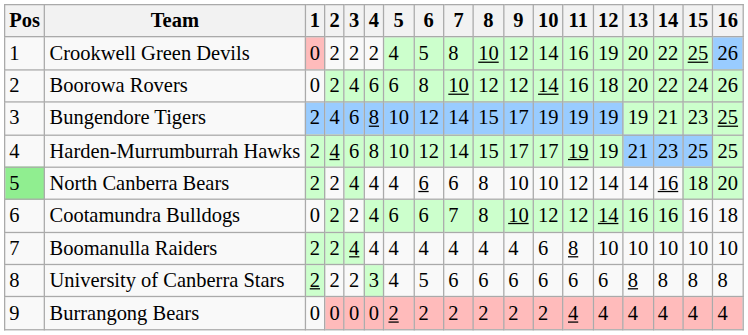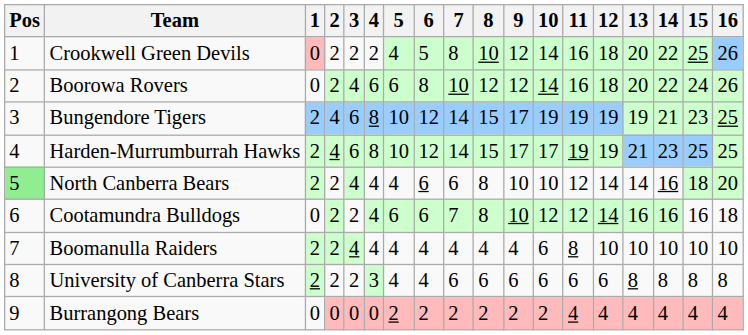(608, 53) 19 -> (608, 53) 18
(424, 280) 5 -> (424, 280) 4
